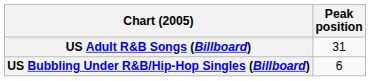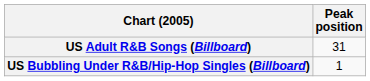(339, 66) 6 -> (339, 66) 1
